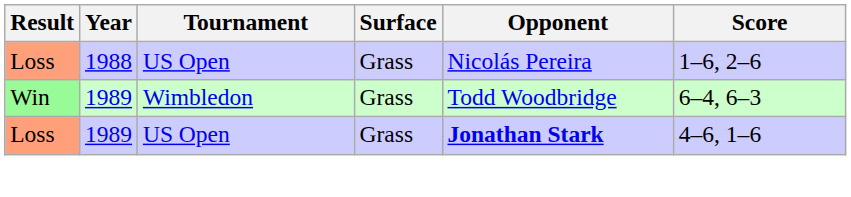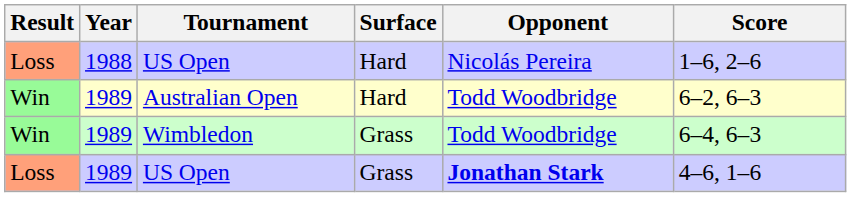(386, 60) Grass -> (383, 60) Hard
+ row: (109, 97)
